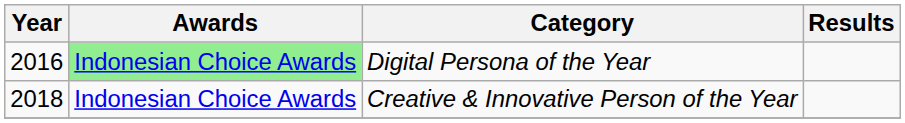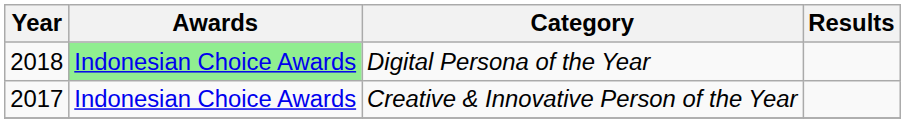(37, 61) 2016 -> (37, 61) 2018
(37, 99) 2018 -> (37, 99) 2017
